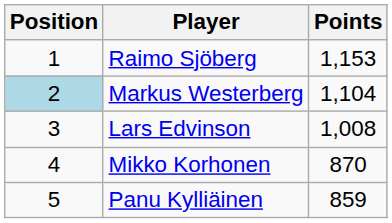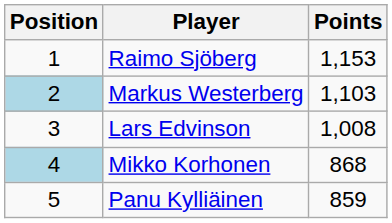(348, 93) 1,104 -> (348, 93) 1,103
(54, 164) no background -> (54, 164) lightblue background
(348, 164) 870 -> (348, 164) 868
